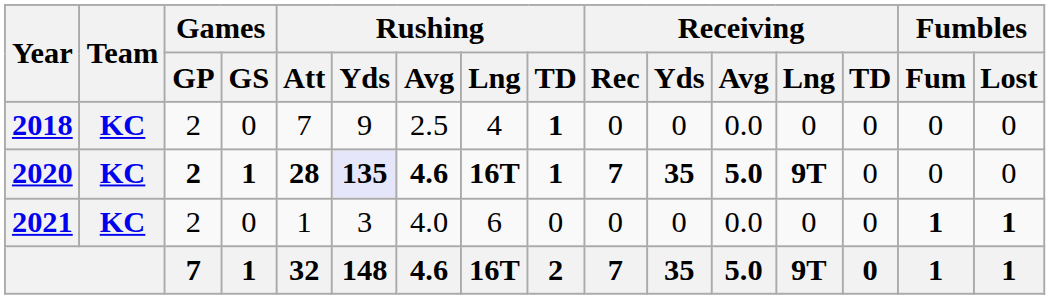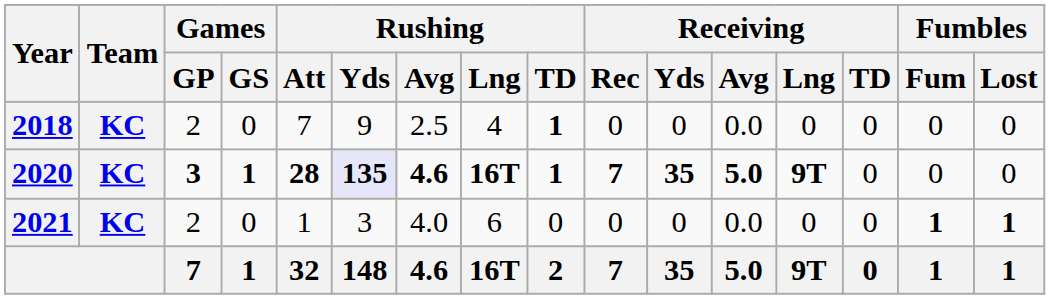(193, 173) 2 -> (193, 173) 3
